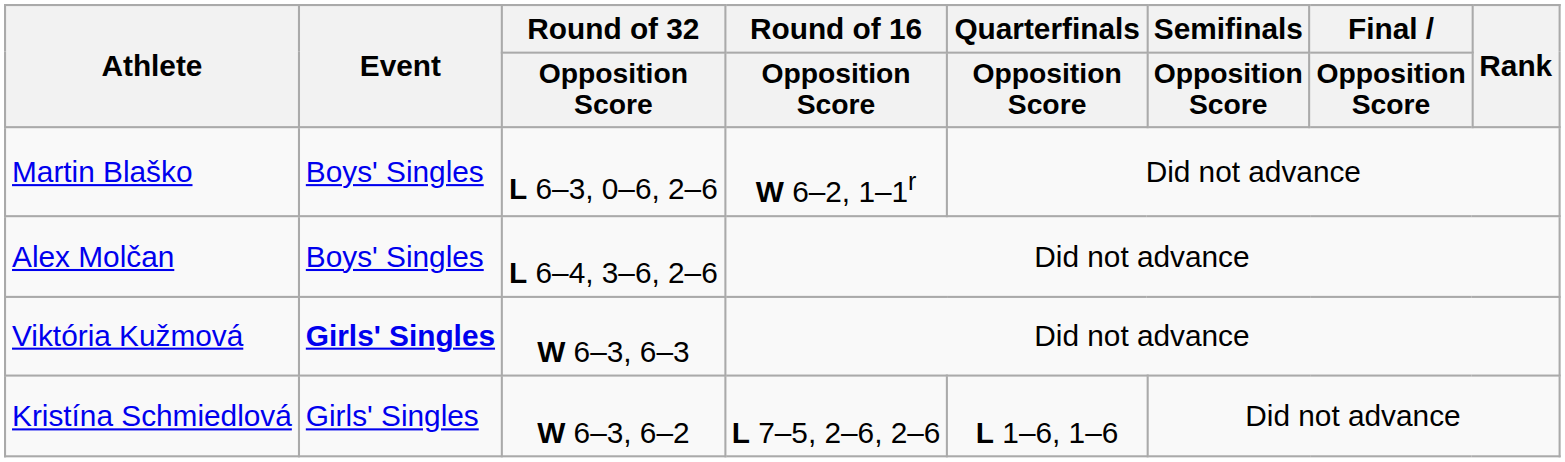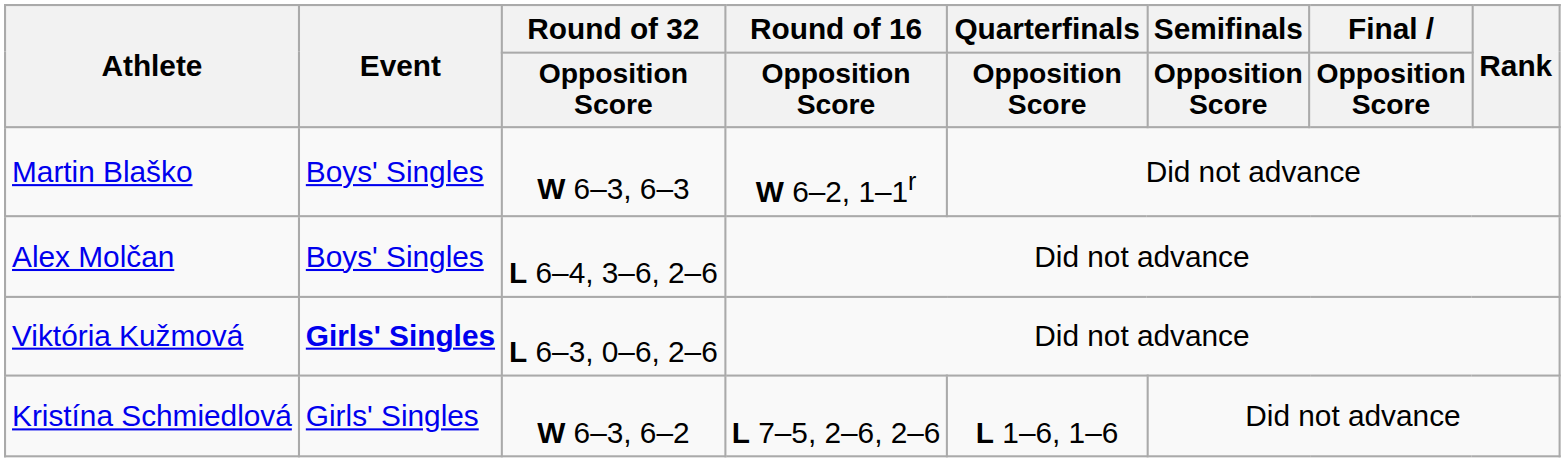(613, 189) L 6–3, 0–6, 2–6 -> (613, 189) W 6–3, 6–3
(613, 353) W 6–3, 6–3 -> (613, 353) L 6–3, 0–6, 2–6
